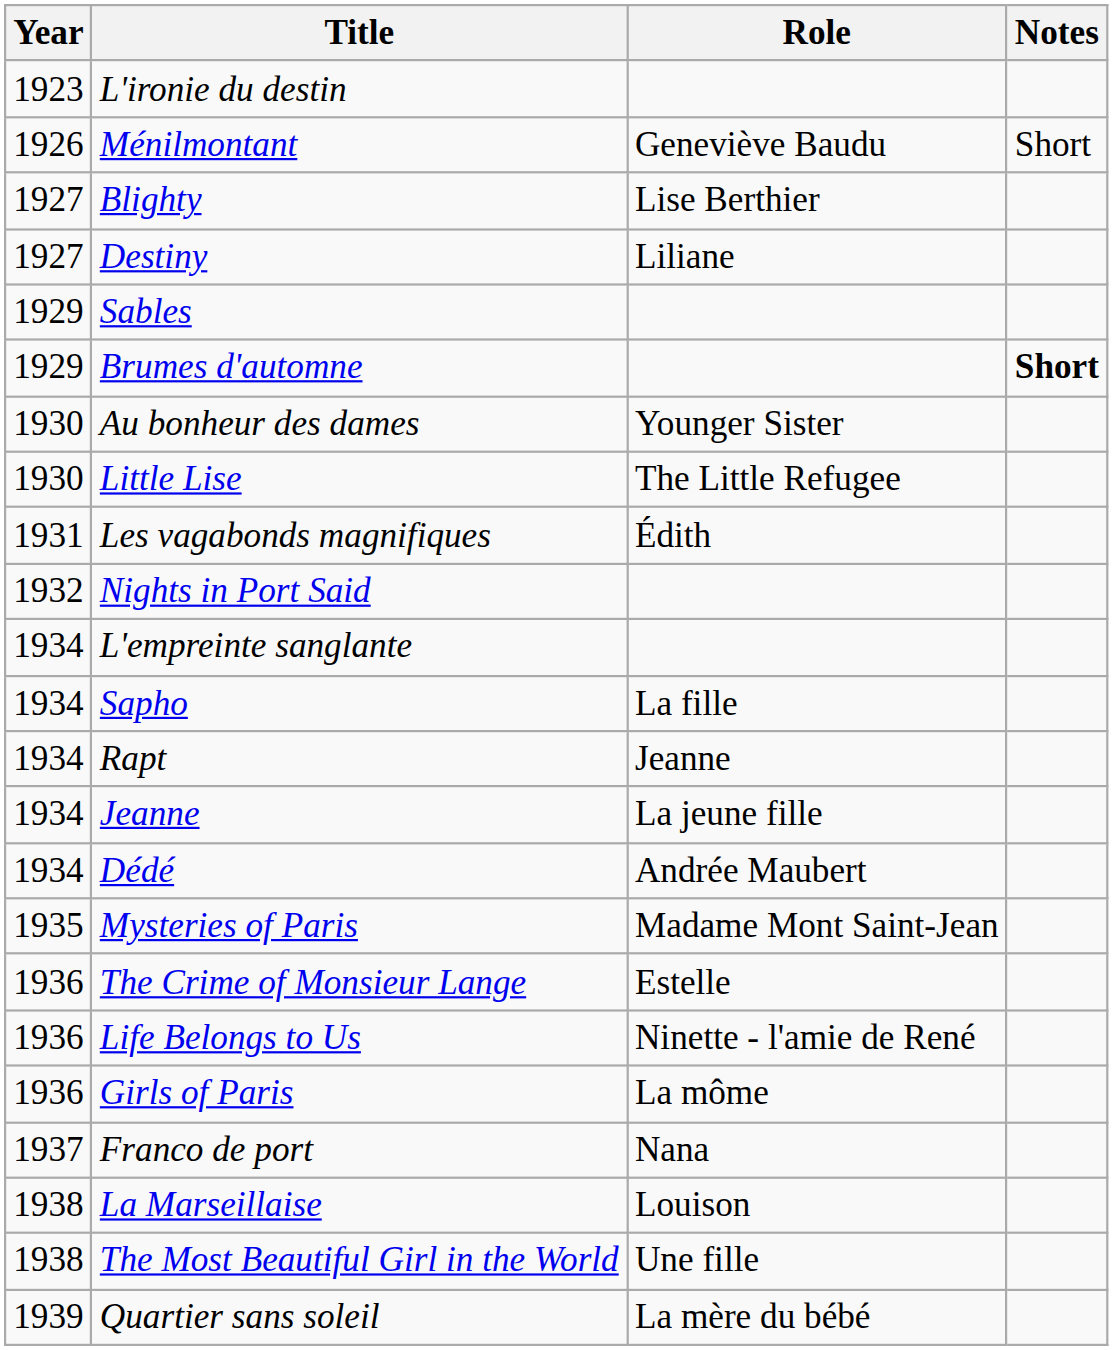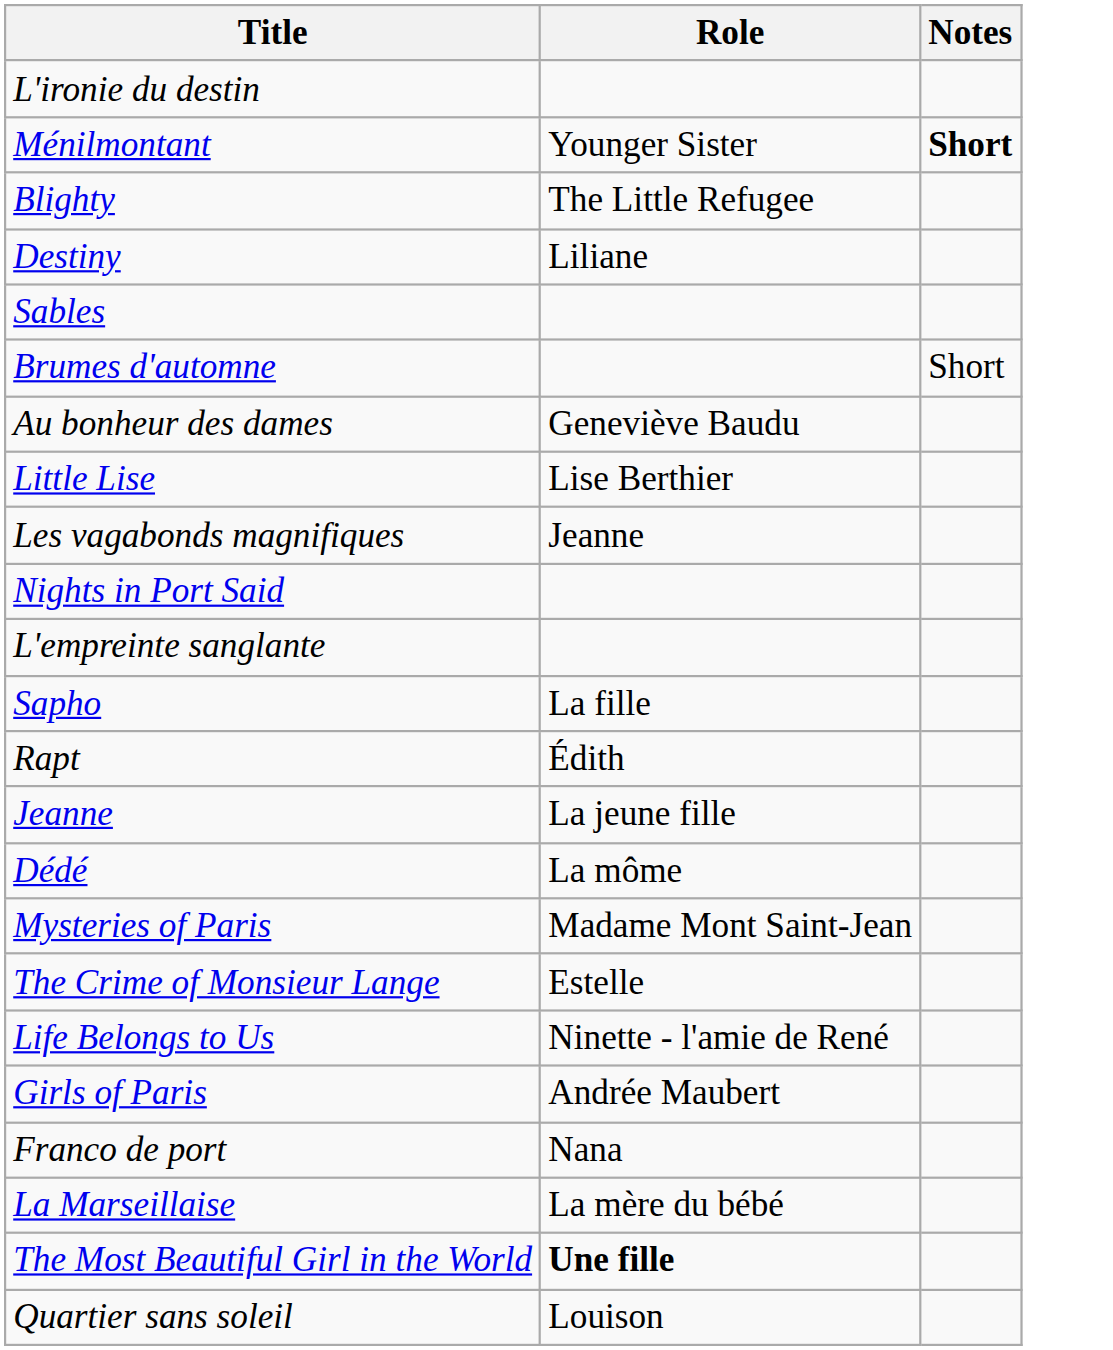- column: (48, 32)
(761, 144) Geneviève Baudu -> (653, 144) Younger Sister
(1053, 144) normal -> (970, 144) bold
(727, 199) Lise Berthier -> (681, 199) The Little Refugee
(1057, 367) bold -> (966, 367) normal
(739, 423) Younger Sister -> (674, 423) Geneviève Baudu
(768, 479) The Little Refugee -> (641, 479) Lise Berthier
(673, 534) Édith -> (596, 534) Jeanne
(683, 758) Jeanne -> (586, 758) Édith
(751, 869) Andrée Maubert -> (615, 869) La môme
(702, 1093) La môme -> (664, 1093) Andrée Maubert
(693, 1204) Louison -> (666, 1204) La mère du bébé
(697, 1260) normal -> (611, 1260) bold
(753, 1316) La mère du bébé -> (606, 1316) Louison
